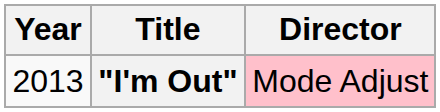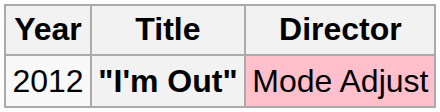(48, 80) 2013 -> (48, 80) 2012
